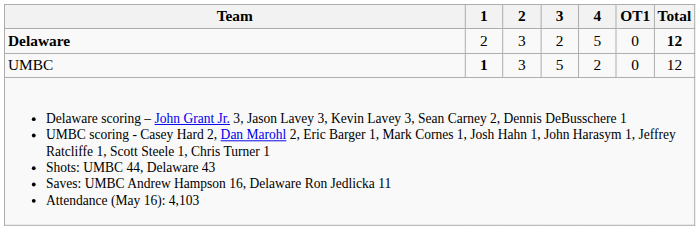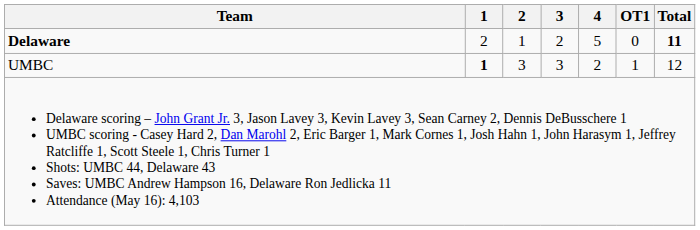(522, 41) 3 -> (522, 41) 1
(674, 41) 12 -> (674, 41) 11
(560, 65) 5 -> (560, 65) 3
(635, 65) 0 -> (635, 65) 1
